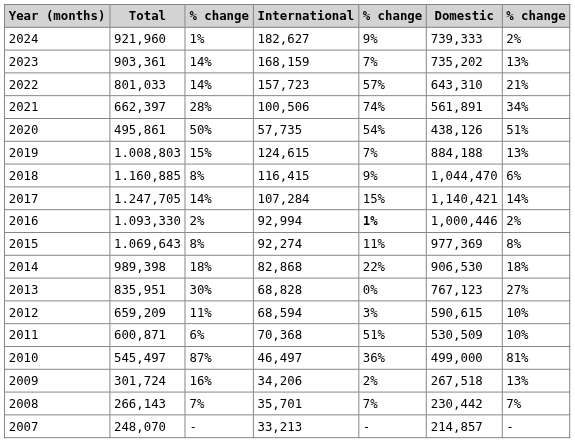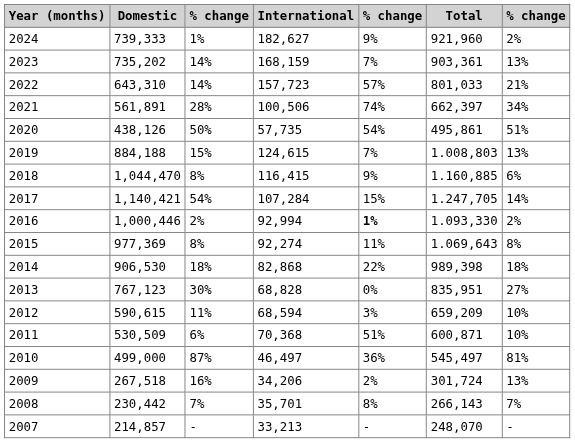columns swapped: (464, 16) <-> (147, 16)
(201, 198) 14% -> (201, 198) 54%
(370, 403) 7% -> (370, 403) 8%
